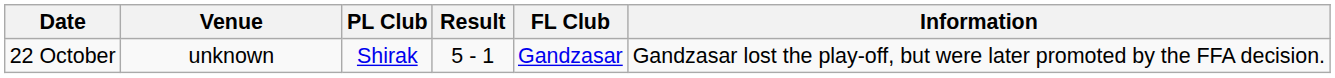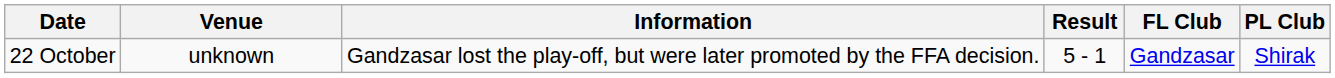columns swapped: (387, 22) <-> (979, 22)
